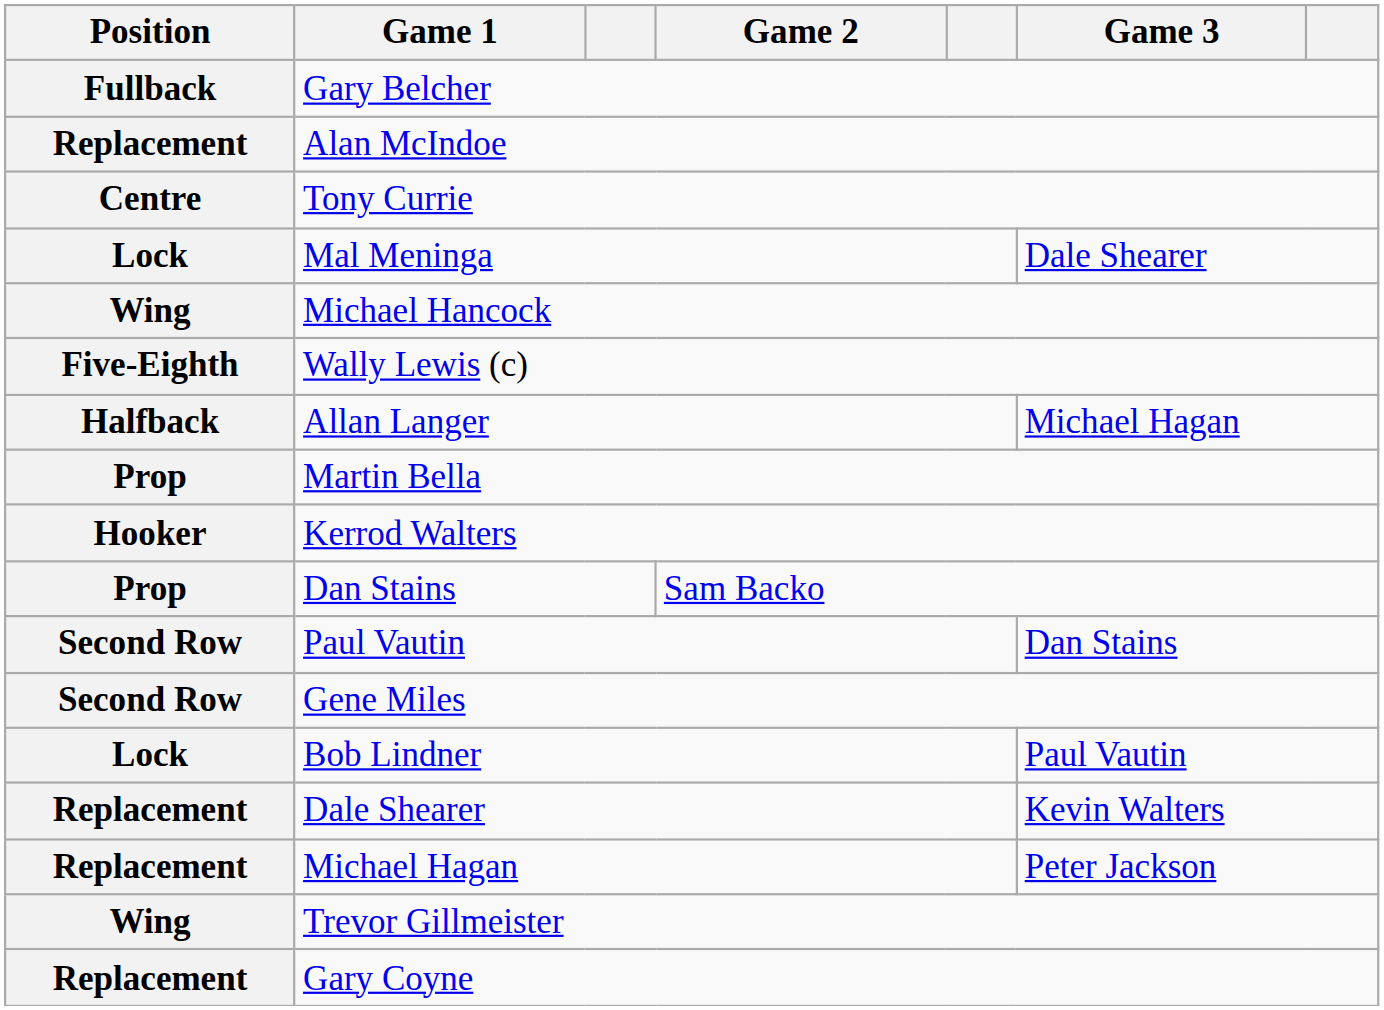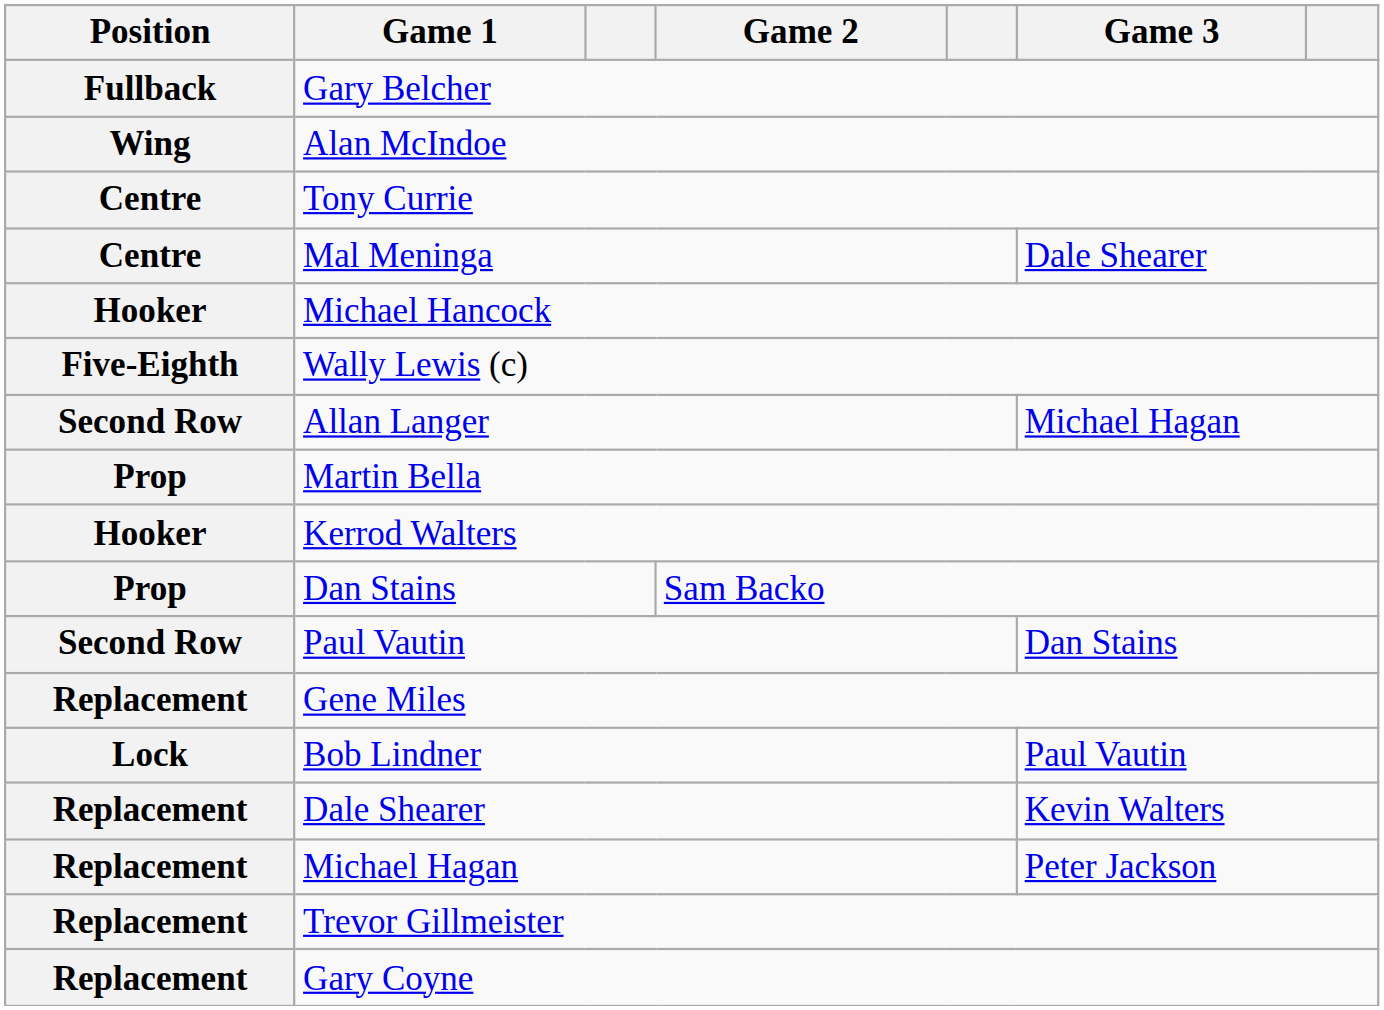(150, 143) Replacement -> (150, 143) Wing
(150, 254) Lock -> (150, 254) Centre
(150, 310) Wing -> (150, 310) Hooker
(150, 421) Halfback -> (150, 421) Second Row
(150, 699) Second Row -> (150, 699) Replacement
(150, 921) Wing -> (150, 921) Replacement
